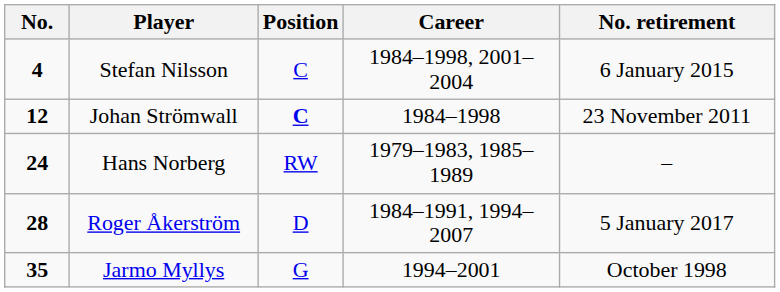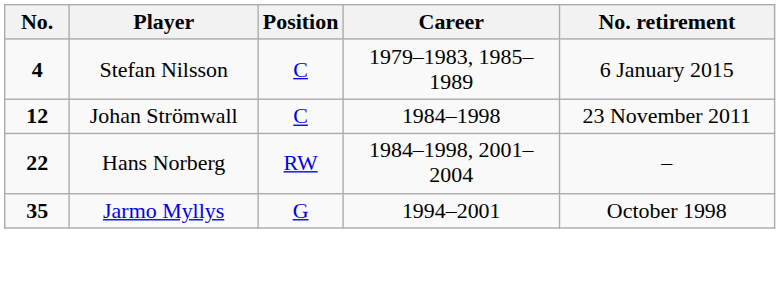(451, 68) 1984–1998, 2001–2004 -> (451, 68) 1979–1983, 1985–1989
(301, 116) bold -> (301, 116) normal
(37, 163) 24 -> (37, 163) 22
(451, 163) 1979–1983, 1985–1989 -> (451, 163) 1984–1998, 2001–2004
- row: (164, 222)
